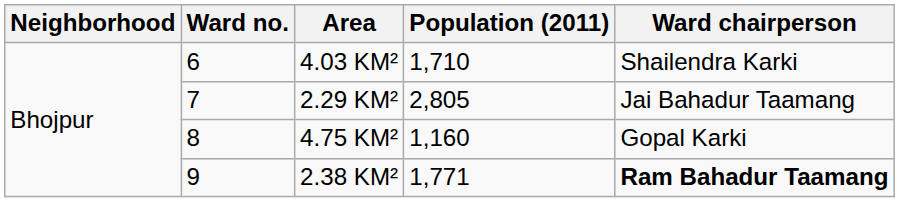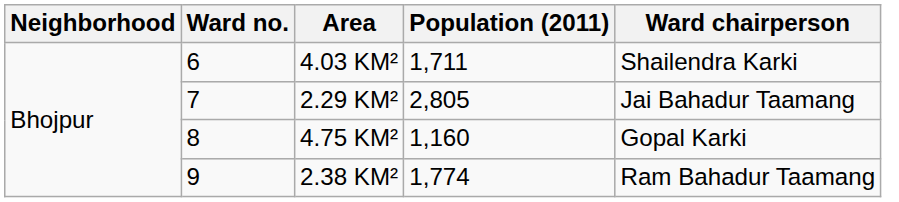(440, 61) 1,710 -> (439, 61) 1,711
(440, 176) 1,771 -> (440, 176) 1,774
(754, 176) bold -> (748, 176) normal
